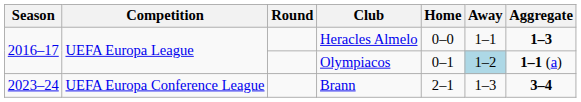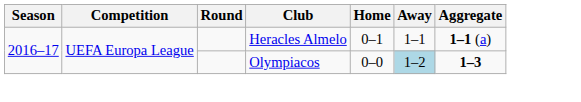(443, 39) 0–0 -> (372, 39) 0–1
(541, 39) 1–3 -> (470, 39) 1–1 (a)
(443, 62) 0–1 -> (372, 62) 0–0
(541, 62) 1–1 (a) -> (470, 62) 1–3
- row: (338, 85)
